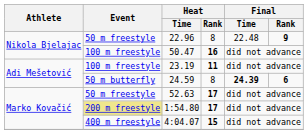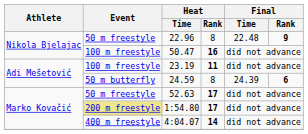(246, 80) bold -> (246, 80) normal
(213, 122) 15 -> (213, 122) 14
